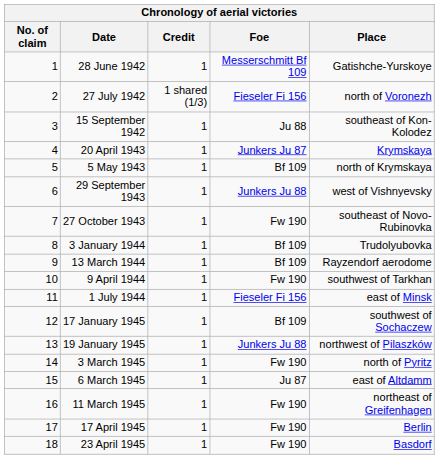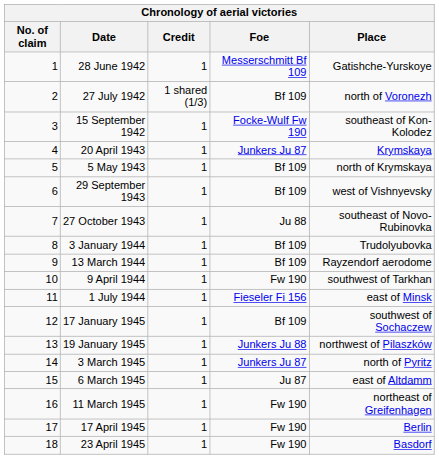(270, 96) Fieseler Fi 156 -> (291, 96) Bf 109
(293, 126) Ju 88 -> (270, 126) Focke-Wulf Fw 190
(272, 191) Junkers Ju 88 -> (291, 191) Bf 109
(288, 221) Fw 190 -> (293, 221) Ju 88
(288, 362) Fw 190 -> (272, 362) Junkers Ju 87
